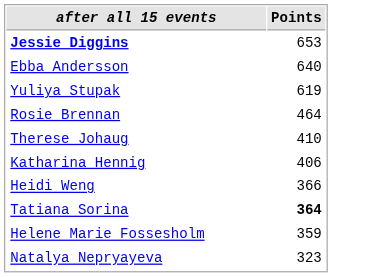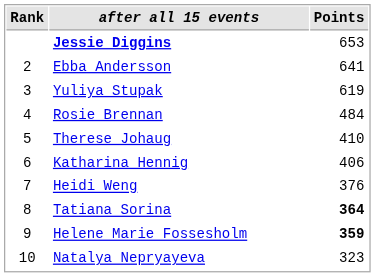+ column: (27, 18)
(309, 67) 640 -> (352, 67) 641
(309, 115) 464 -> (352, 115) 484
(309, 187) 366 -> (352, 187) 376
(309, 235) normal -> (352, 235) bold
